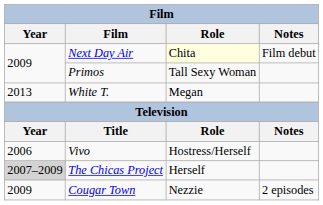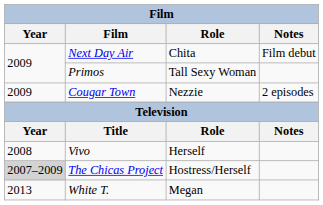(182, 53) lightyellow background -> (182, 53) no background
rows swapped: (89, 92) <-> (102, 190)
(20, 151) 2006 -> (20, 151) 2008
(210, 151) Hostress/Herself -> (187, 151) Herself
(187, 170) Herself -> (210, 170) Hostress/Herself
